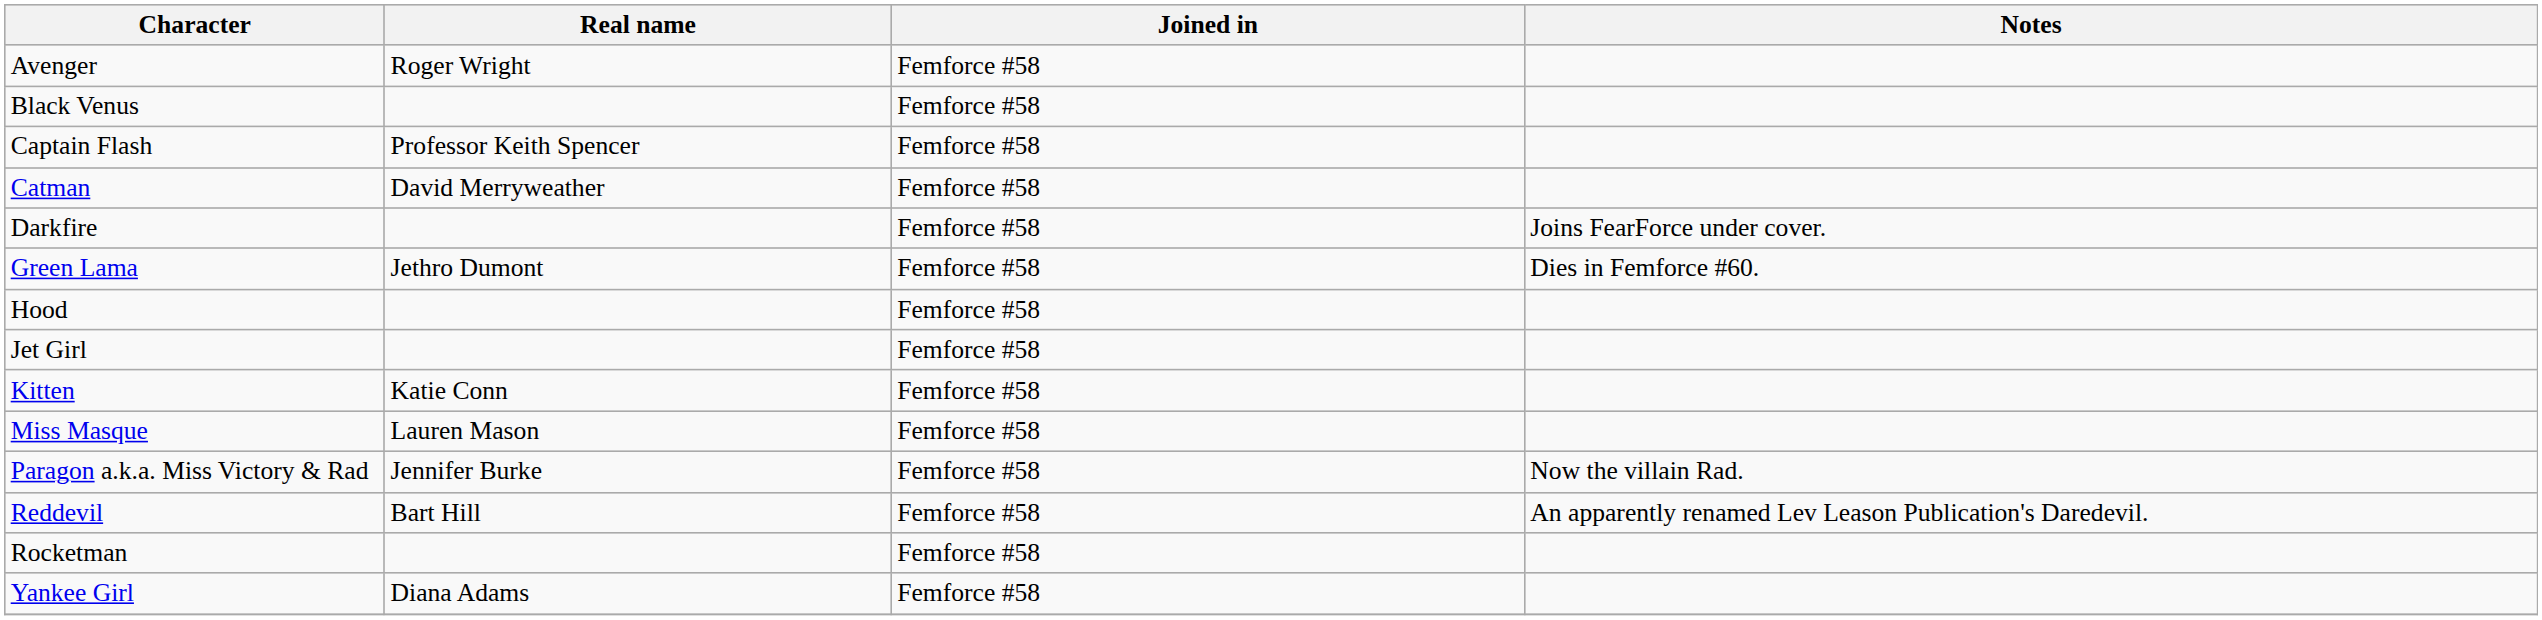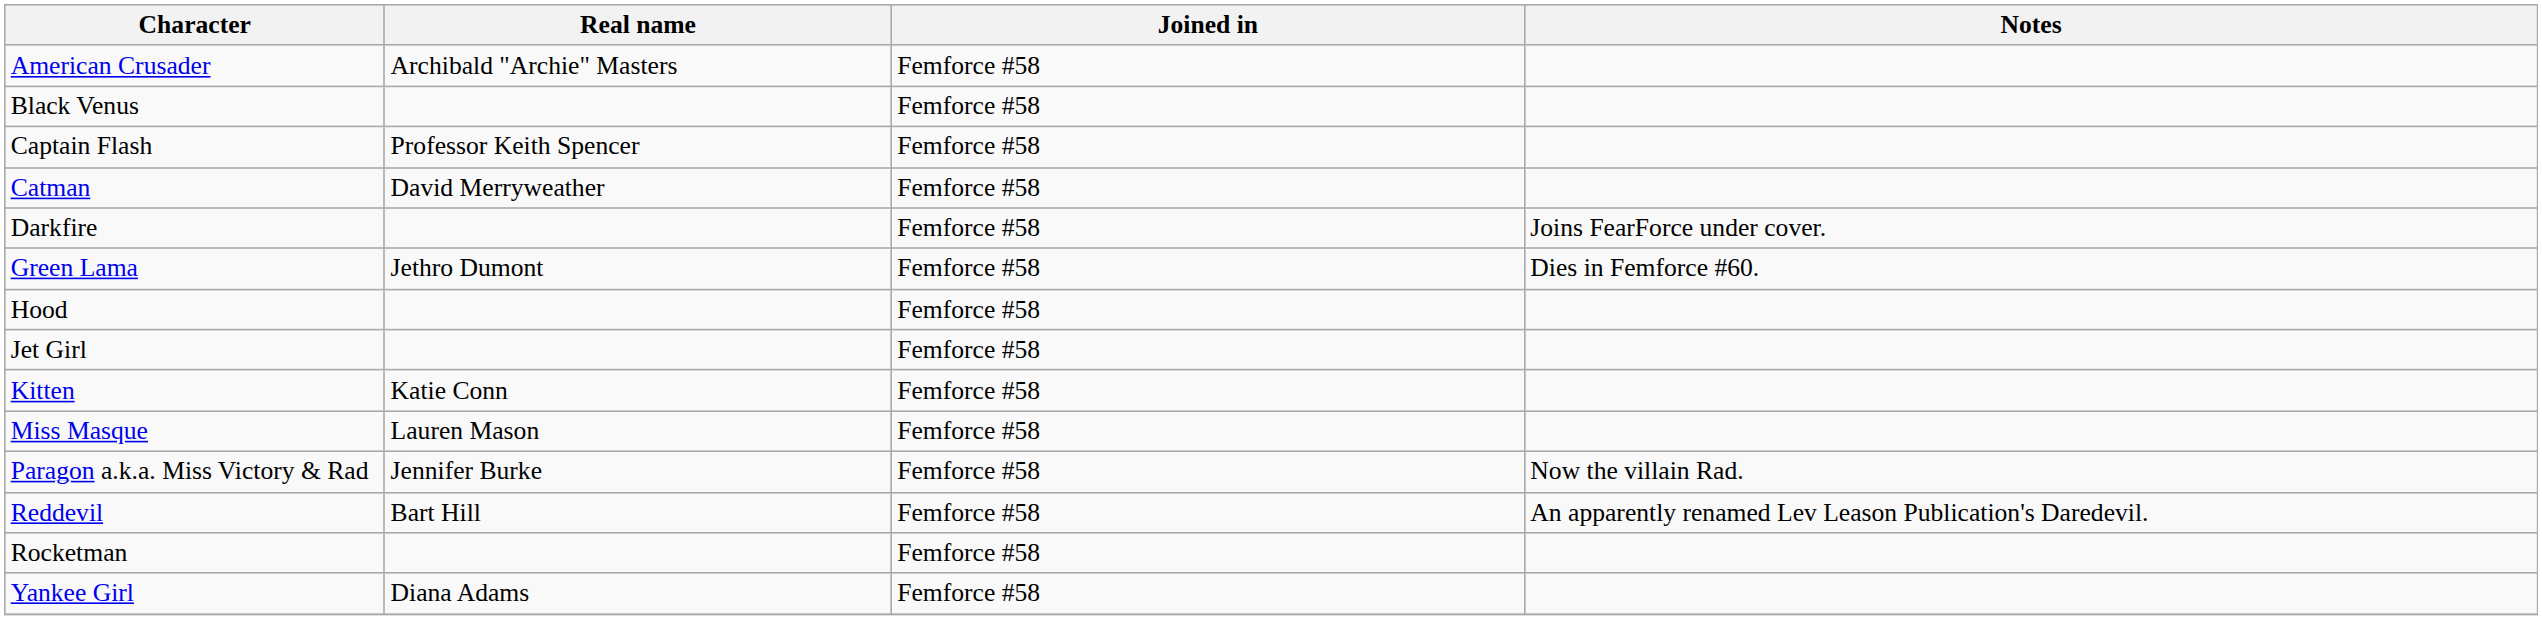+ row: (111, 65)
- row: (54, 65)
